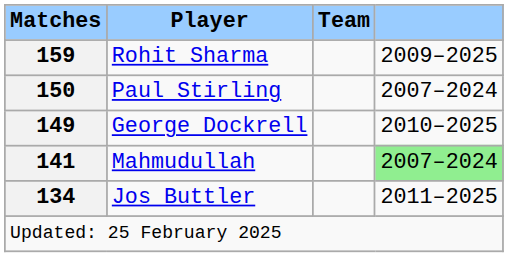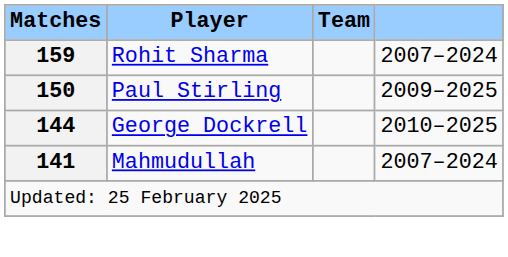(439, 58) 2009–2025 -> (439, 58) 2007–2024
(439, 93) 2007–2024 -> (439, 93) 2009–2025
(56, 128) 149 -> (56, 128) 144
(439, 163) lightgreen background -> (439, 163) no background
- row: (184, 198)
